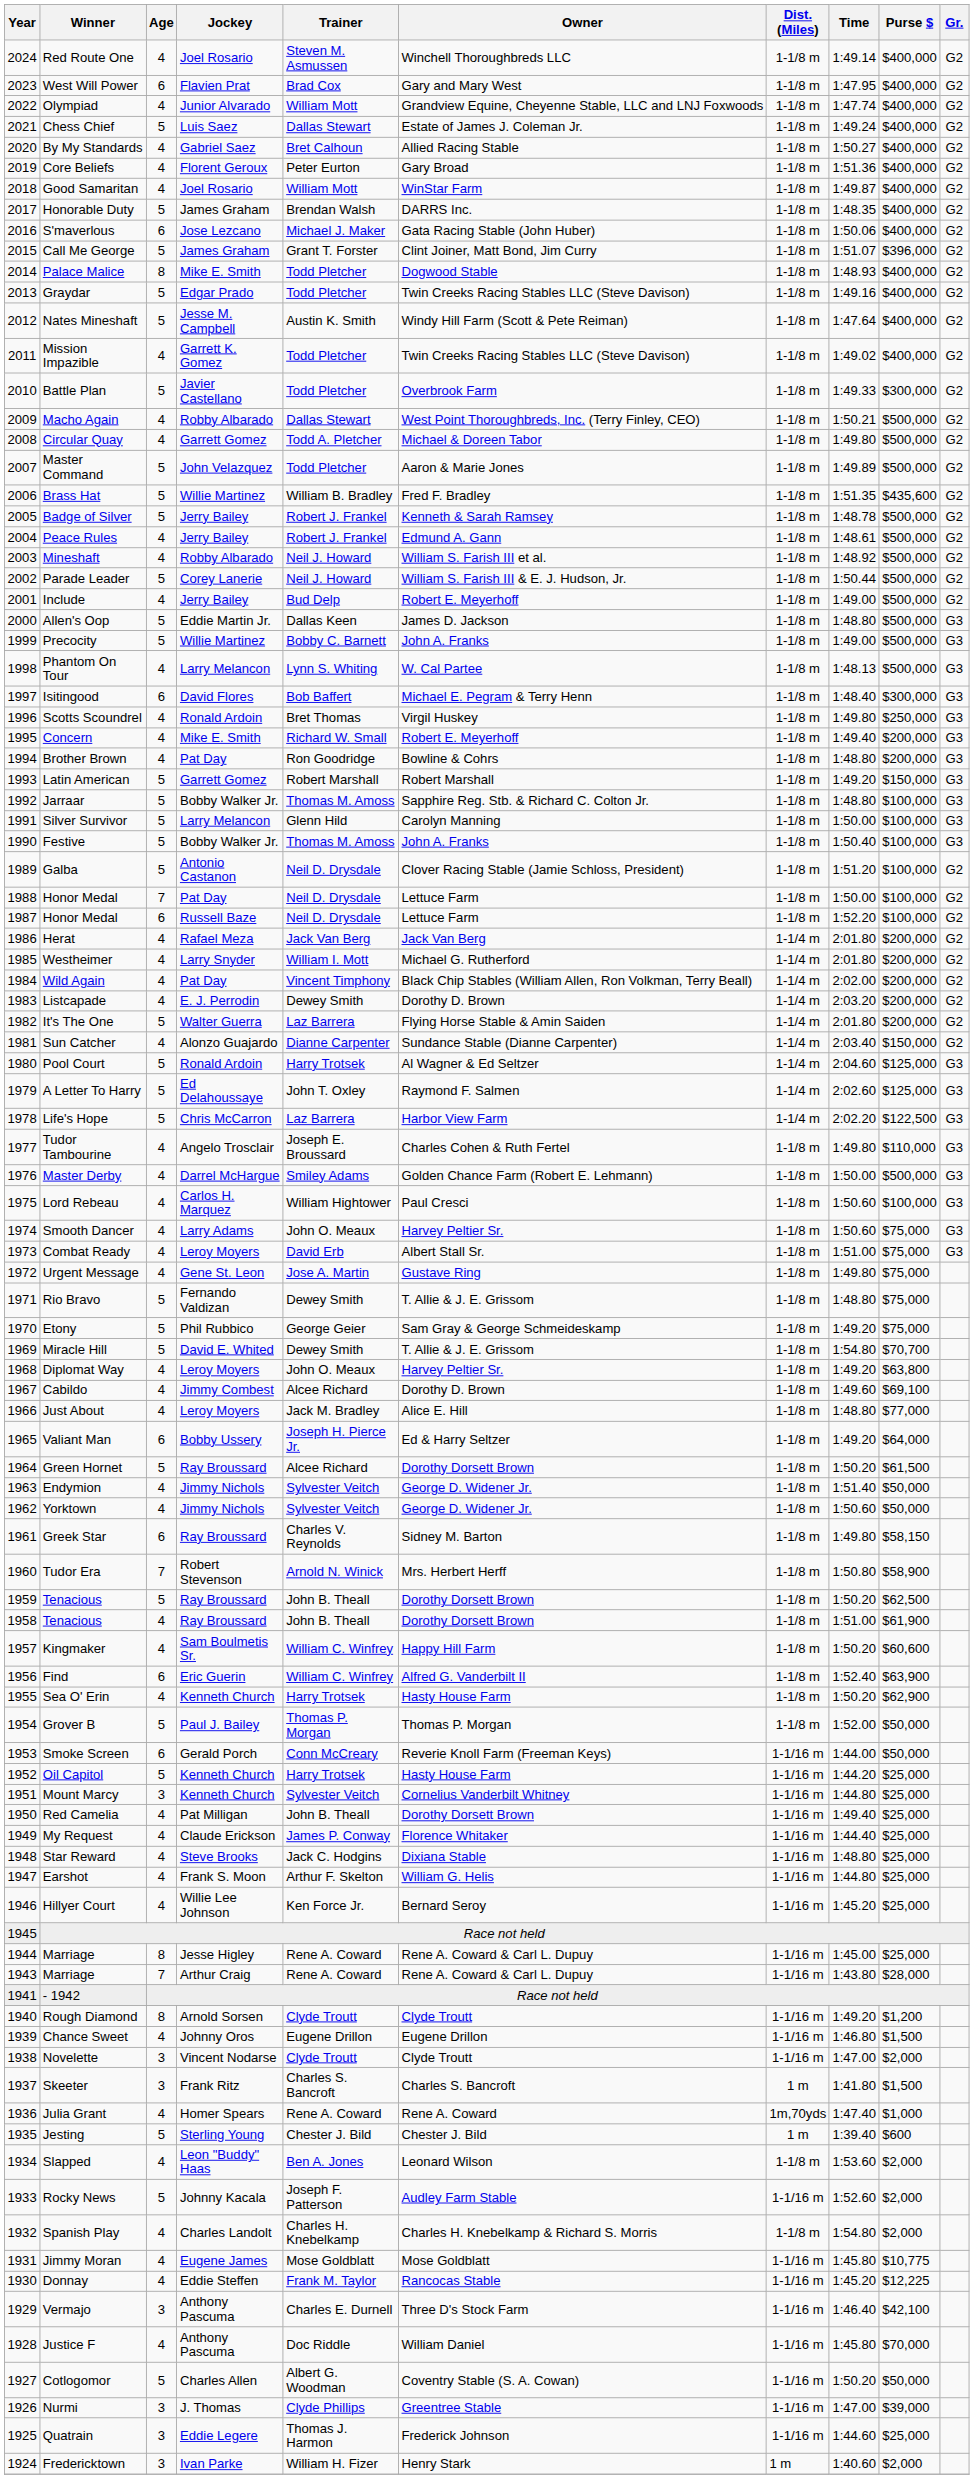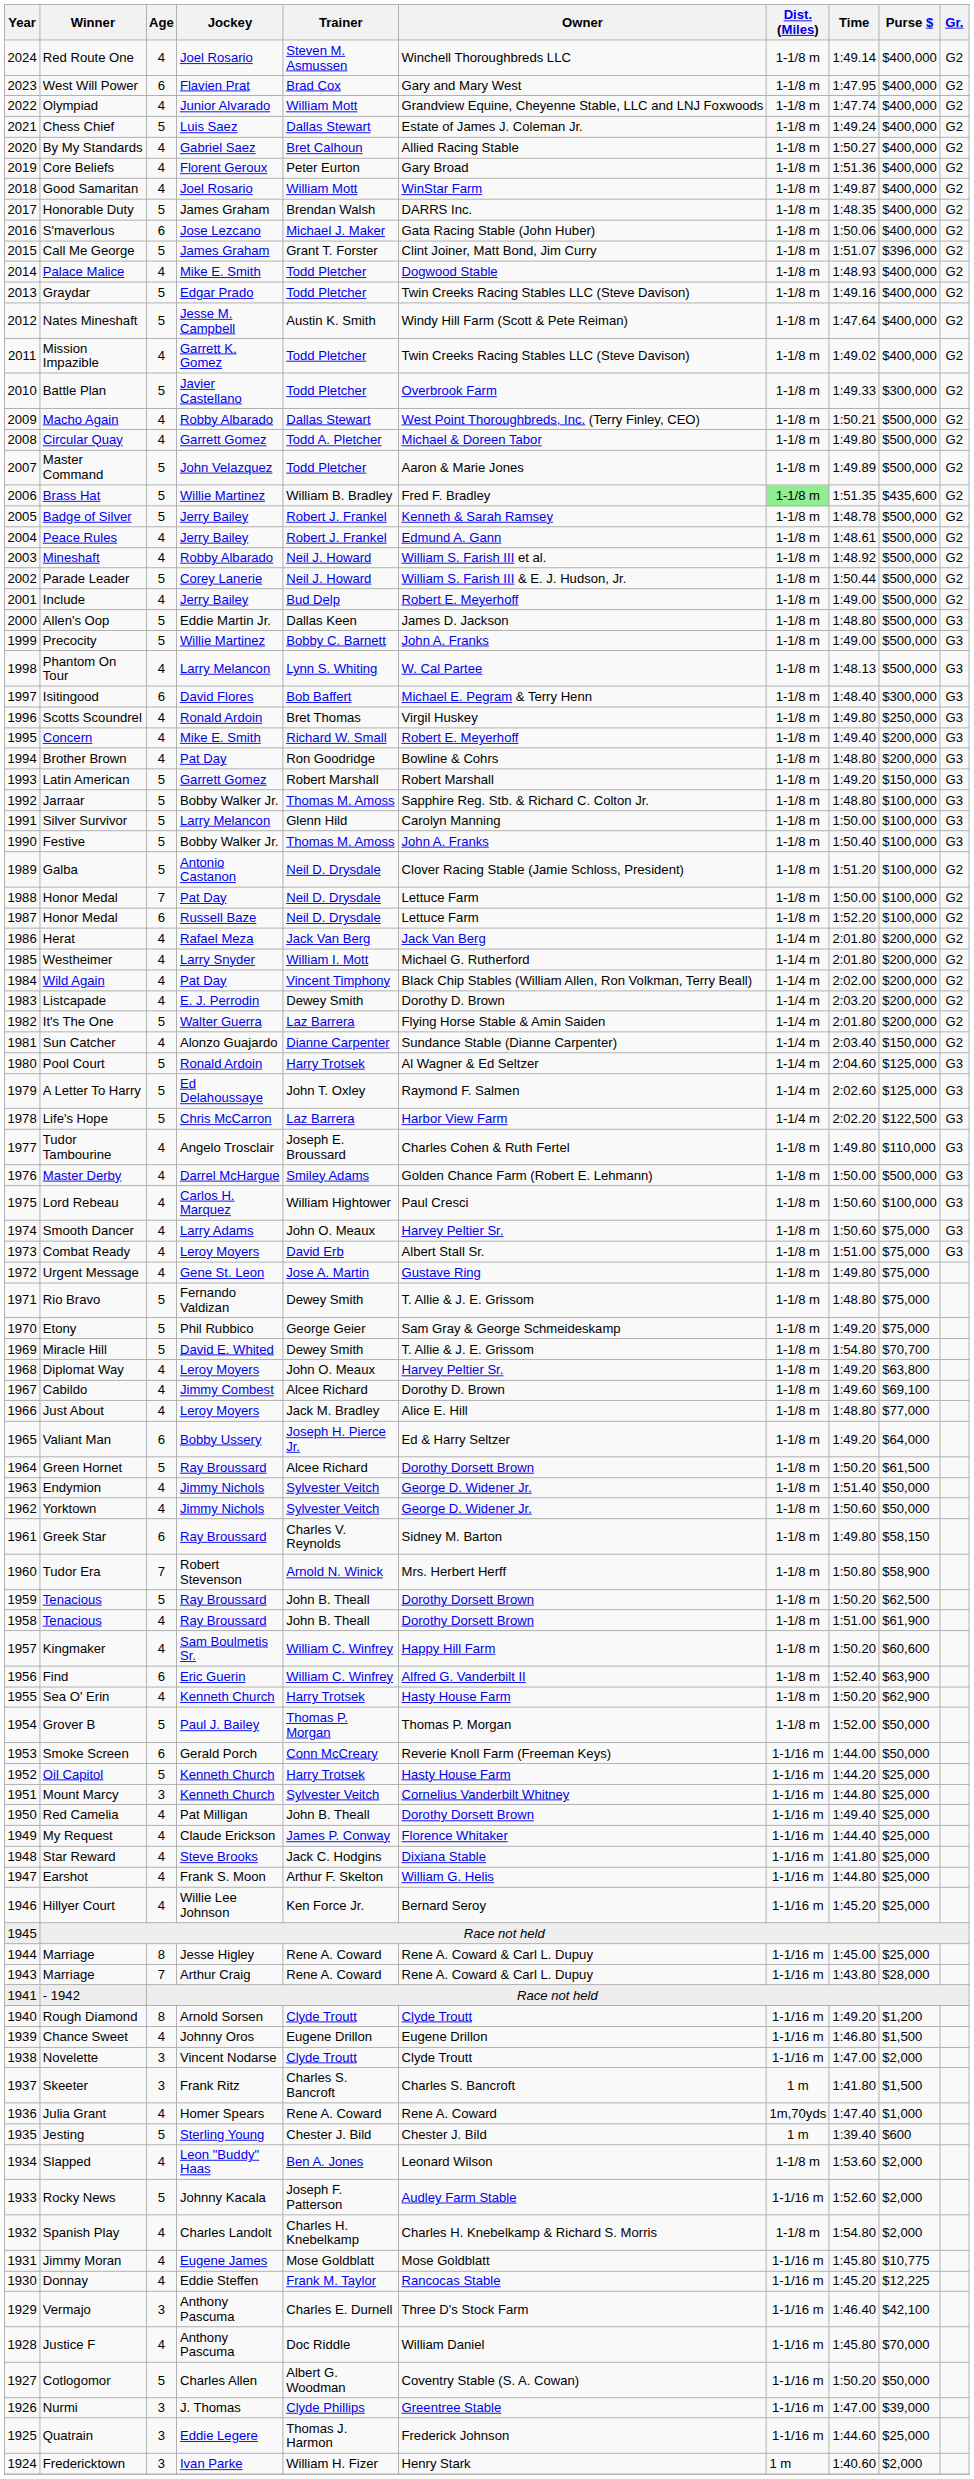(161, 272) 8 -> (161, 272) 4
(798, 496) no background -> (798, 496) lightgreen background
(854, 1857) 1:48.80 -> (854, 1857) 1:41.80
